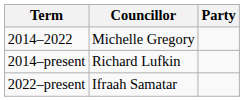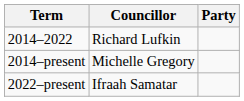(143, 38) Michelle Gregory -> (136, 38) Richard Lufkin
(136, 61) Richard Lufkin -> (143, 61) Michelle Gregory
